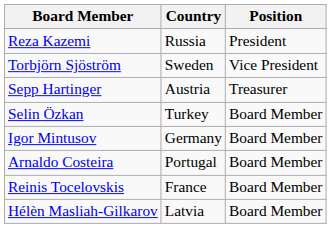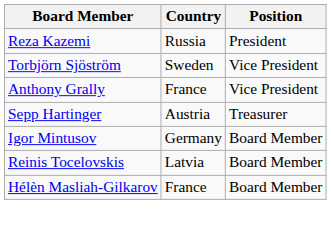+ row: (56, 89)
- row: (46, 114)
- row: (61, 162)
(186, 187) France -> (184, 162) Latvia
(184, 211) Latvia -> (186, 187) France
